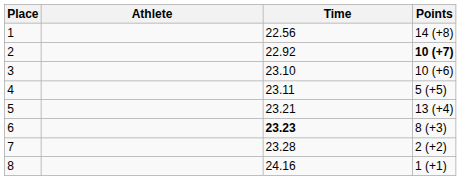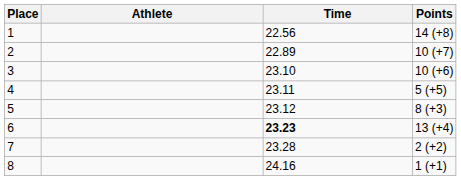(281, 52) 22.92 -> (281, 52) 22.89
(434, 52) bold -> (434, 52) normal
(281, 109) 23.21 -> (281, 109) 23.12
(434, 109) 13 (+4) -> (431, 109) 8 (+3)
(431, 128) 8 (+3) -> (434, 128) 13 (+4)
